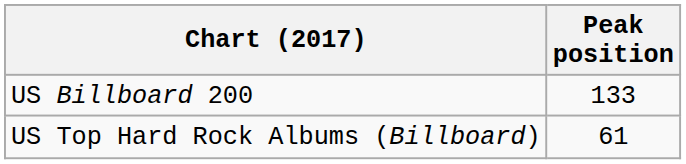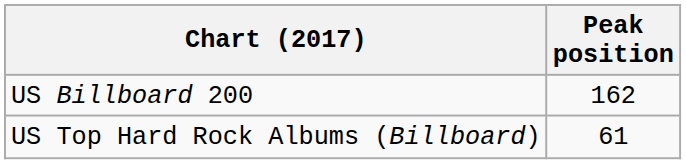(613, 96) 133 -> (613, 96) 162
